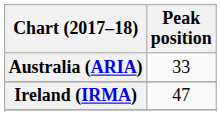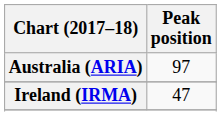(181, 67) 33 -> (181, 67) 97
